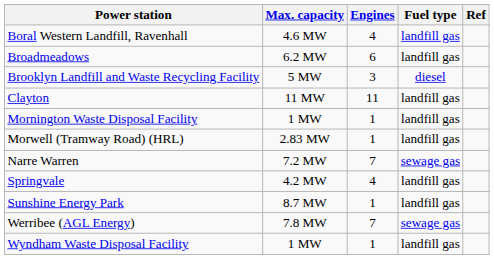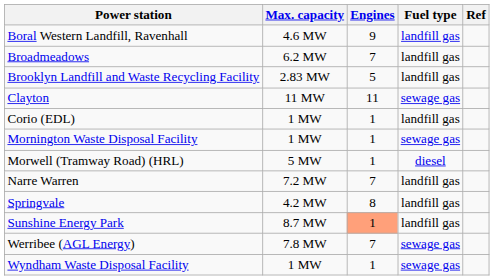(372, 35) 4 -> (372, 35) 9
(372, 56) 6 -> (372, 56) 7
(305, 77) 5 MW -> (305, 77) 2.83 MW
(372, 77) 3 -> (372, 77) 5
(430, 77) diesel -> (430, 77) landfill gas
(430, 98) landfill gas -> (430, 98) sewage gas
+ row: (41, 118)
(430, 118) landfill gas -> (430, 139) sewage gas
(305, 139) 2.83 MW -> (305, 160) 5 MW
(430, 139) landfill gas -> (430, 160) diesel
(430, 160) sewage gas -> (430, 181) landfill gas
(372, 181) 4 -> (372, 202) 8
(372, 202) no background -> (372, 222) lightsalmon background
(430, 243) landfill gas -> (430, 264) sewage gas
